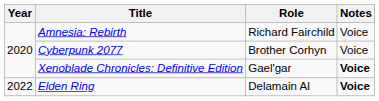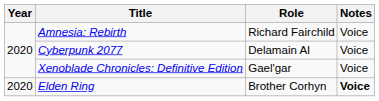(287, 50) Brother Corhyn -> (279, 50) Delamain AI
(355, 68) bold -> (354, 68) normal
(20, 86) 2022 -> (20, 86) 2020
(279, 86) Delamain AI -> (287, 86) Brother Corhyn
